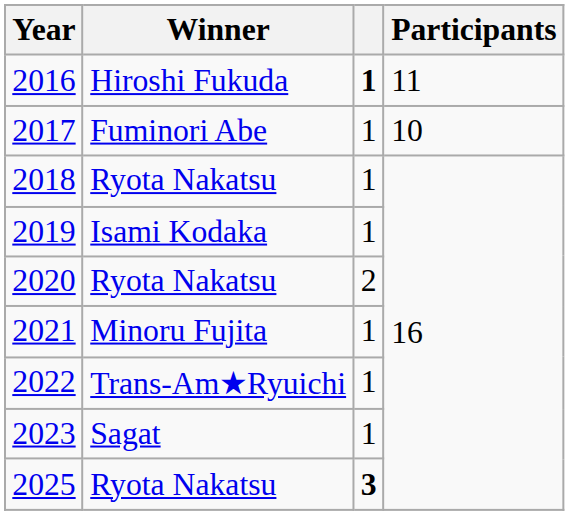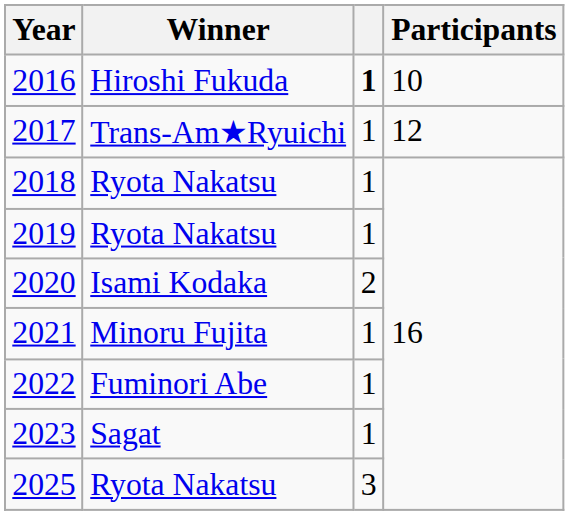(406, 79) 11 -> (407, 79) 10
(179, 130) Fuminori Abe -> (218, 132) Trans-Am★Ryuichi
(407, 130) 10 -> (407, 131) 12
(179, 230) Isami Kodaka -> (183, 232) Ryota Nakatsu
(183, 280) Ryota Nakatsu -> (179, 282) Isami Kodaka
(218, 383) Trans-Am★Ryuichi -> (179, 383) Fuminori Abe
(369, 483) bold -> (369, 483) normal
